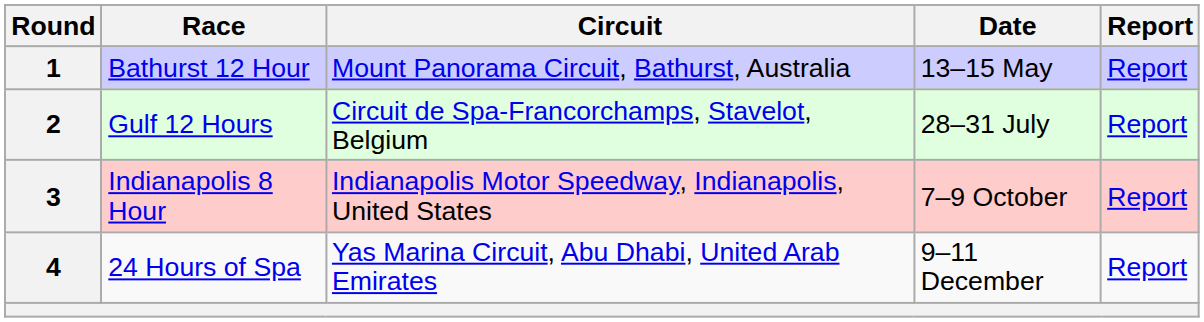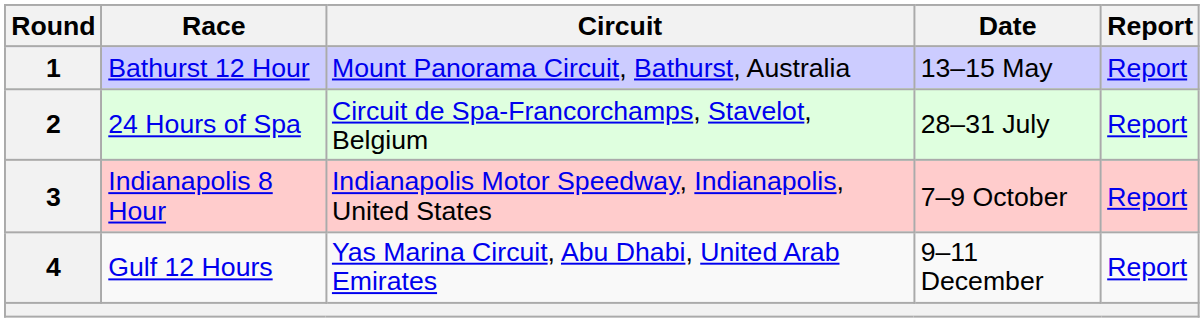(190, 124) Gulf 12 Hours -> (205, 124) 24 Hours of Spa
(205, 267) 24 Hours of Spa -> (190, 267) Gulf 12 Hours
